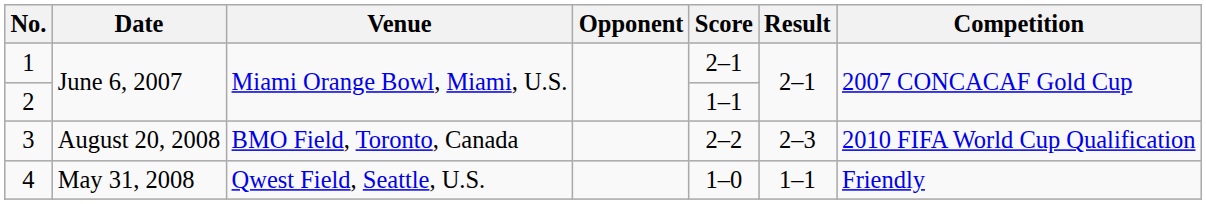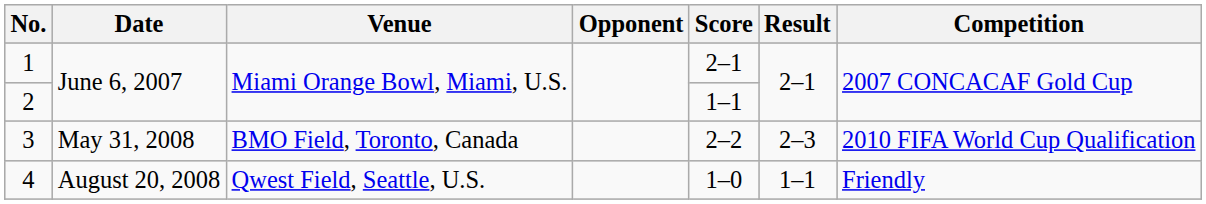(139, 140) August 20, 2008 -> (126, 140) May 31, 2008
(126, 179) May 31, 2008 -> (139, 179) August 20, 2008
